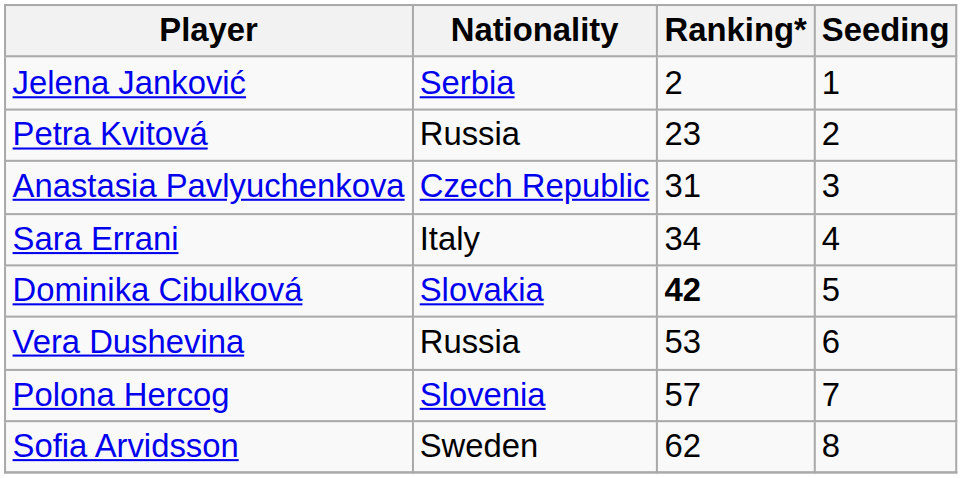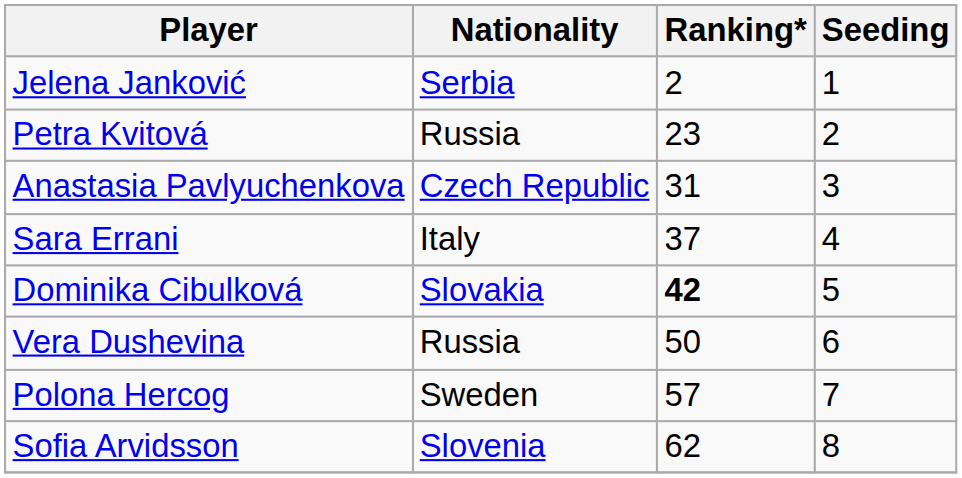(683, 238) 34 -> (683, 238) 37
(683, 342) 53 -> (683, 342) 50
(483, 394) Slovenia -> (479, 394) Sweden
(479, 446) Sweden -> (483, 446) Slovenia
